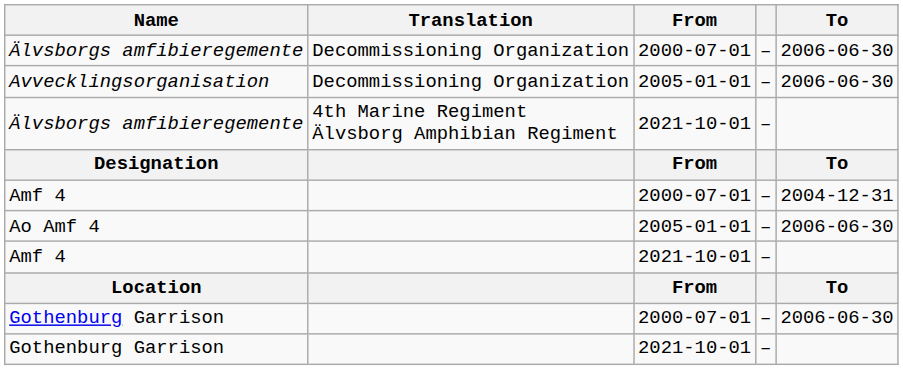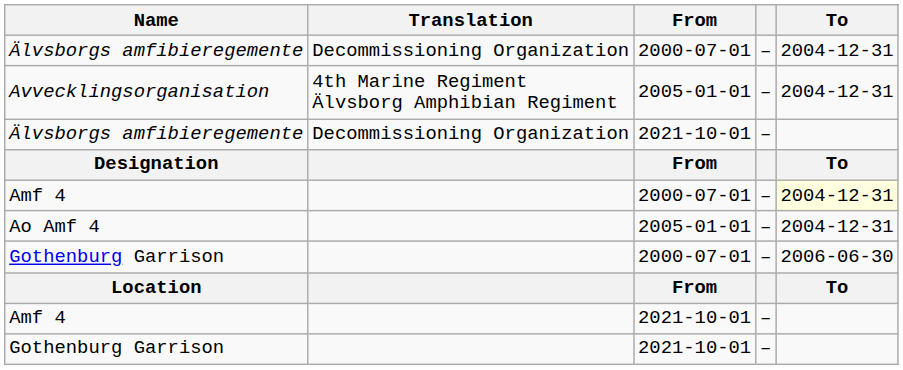(837, 51) 2006-06-30 -> (837, 51) 2004-12-31
(471, 82) Decommissioning Organization -> (465, 92) 4th Marine Regiment Älvsborg Amphibian Regiment
(837, 82) 2006-06-30 -> (837, 92) 2004-12-31
(465, 123) 4th Marine Regiment Älvsborg Amphibian Regiment -> (471, 134) Decommissioning Organization
(837, 195) no background -> (837, 195) lightyellow background
(837, 226) 2006-06-30 -> (837, 226) 2004-12-31
rows swapped: (37, 257) <-> (117, 318)
